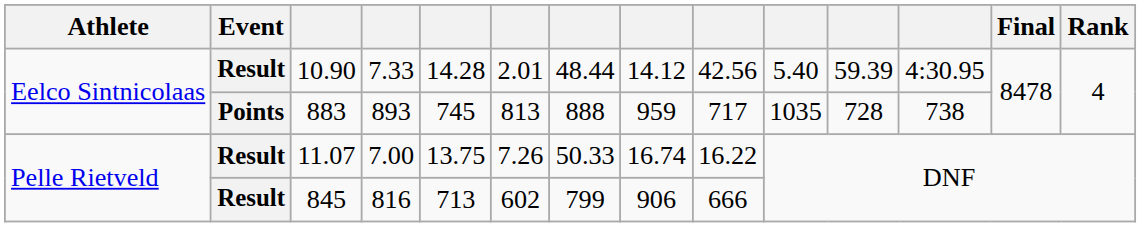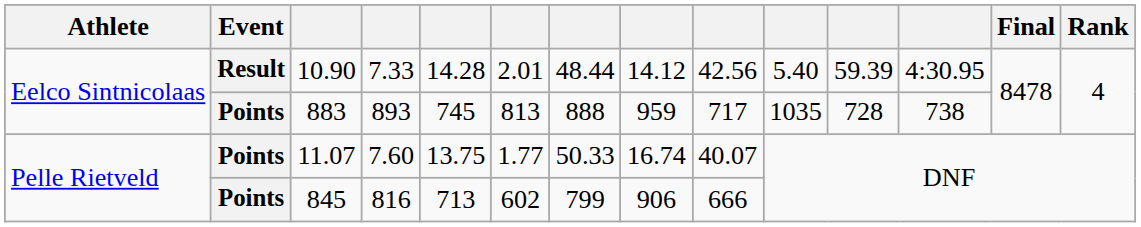(251, 156) Result -> (251, 156) Points
(391, 156) 7.00 -> (391, 156) 7.60
(521, 156) 7.26 -> (521, 156) 1.77
(728, 156) 16.22 -> (728, 156) 40.07
(251, 199) Result -> (251, 199) Points
